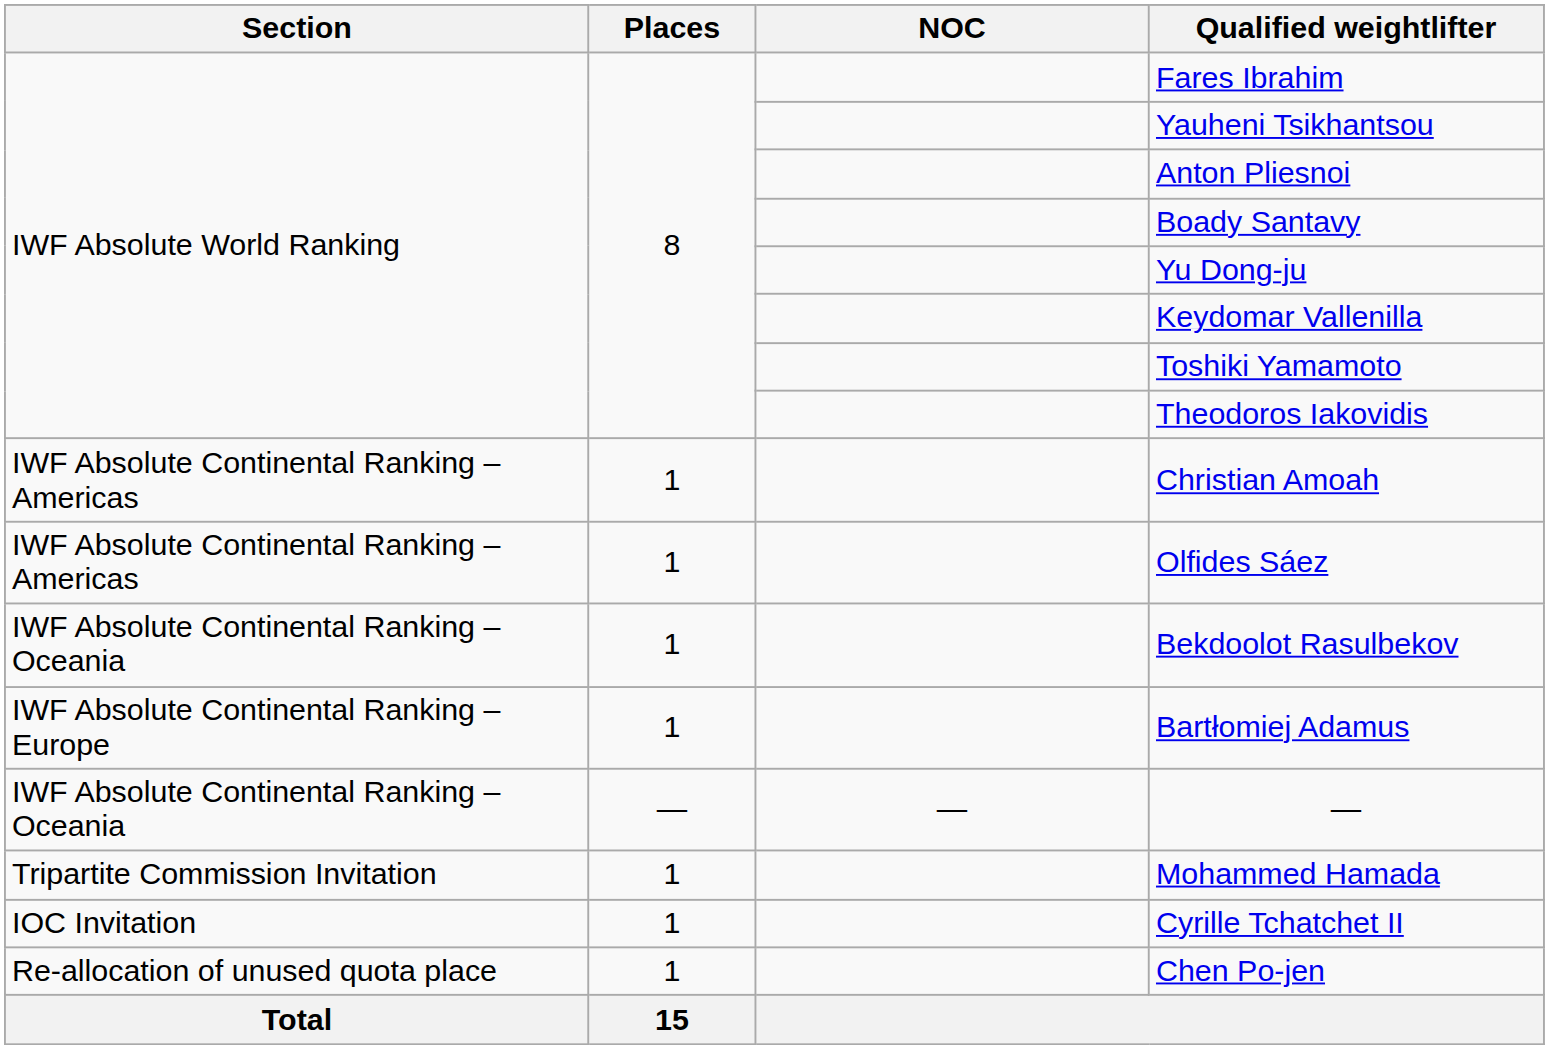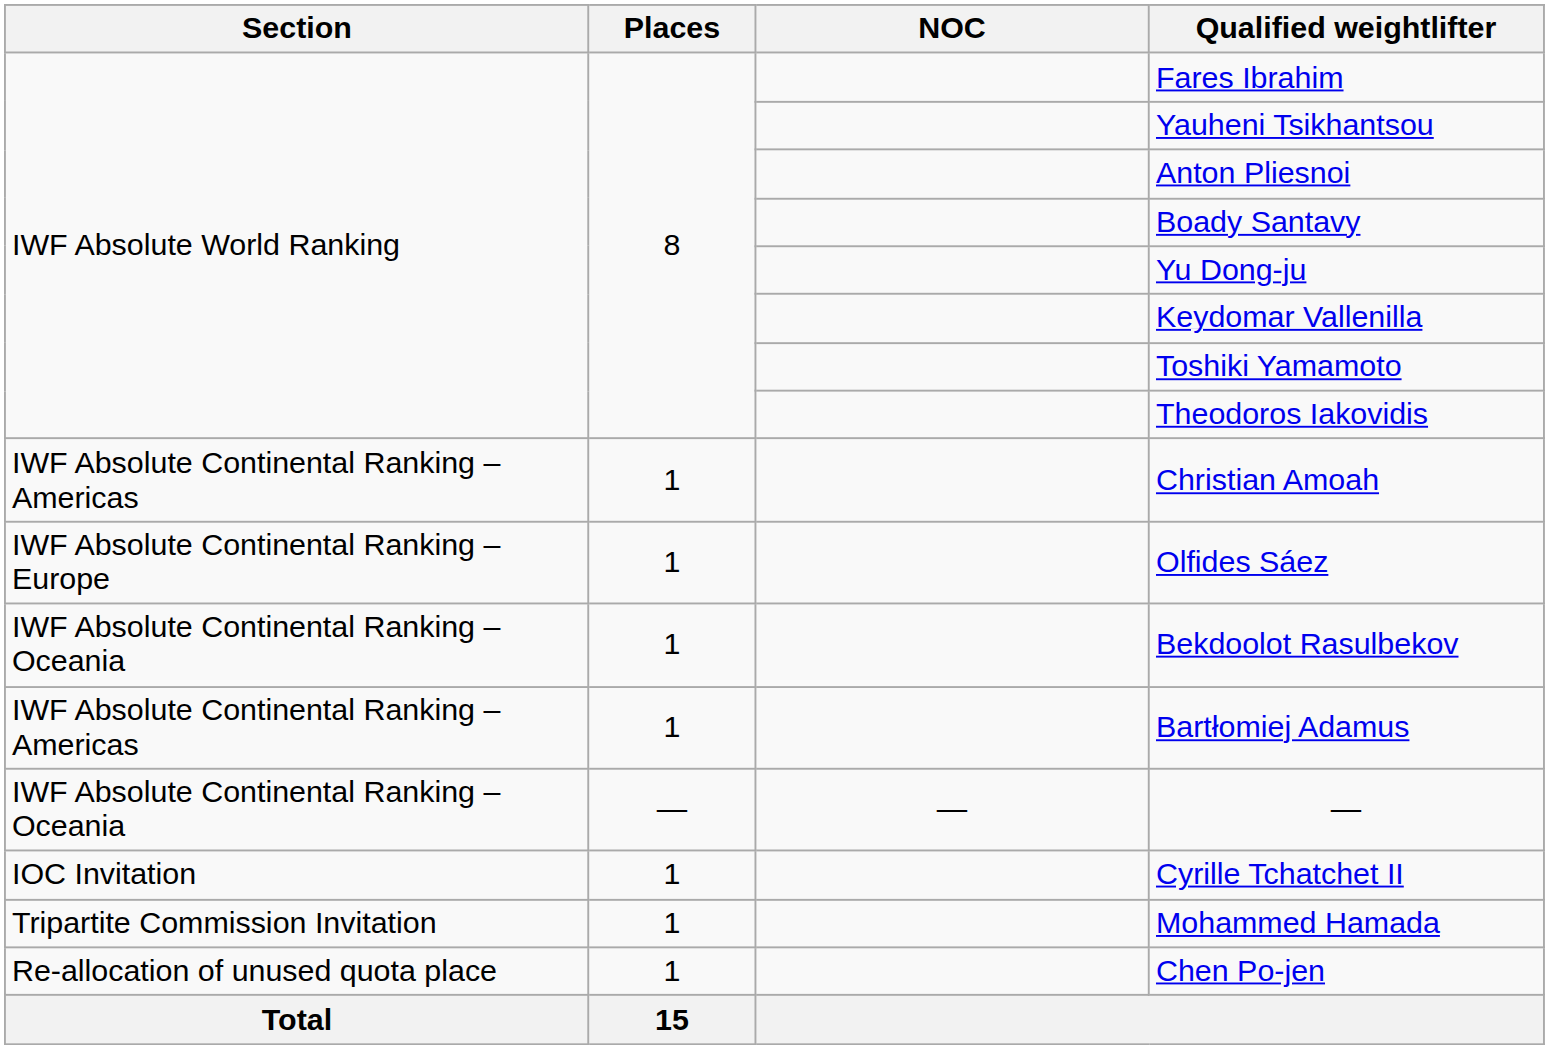(256, 562) IWF Absolute Continental Ranking – Americas -> (256, 562) IWF Absolute Continental Ranking – Europe
(256, 726) IWF Absolute Continental Ranking – Europe -> (256, 726) IWF Absolute Continental Ranking – Americas
rows swapped: (1298, 874) <-> (1280, 922)
